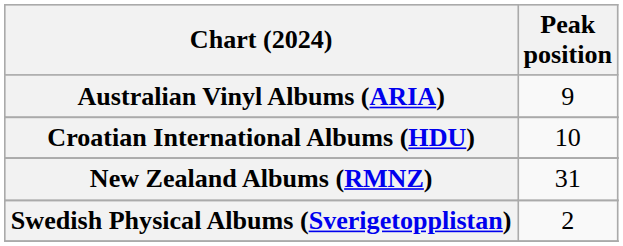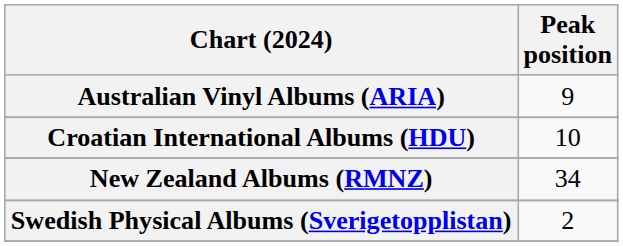(568, 178) 31 -> (568, 178) 34
